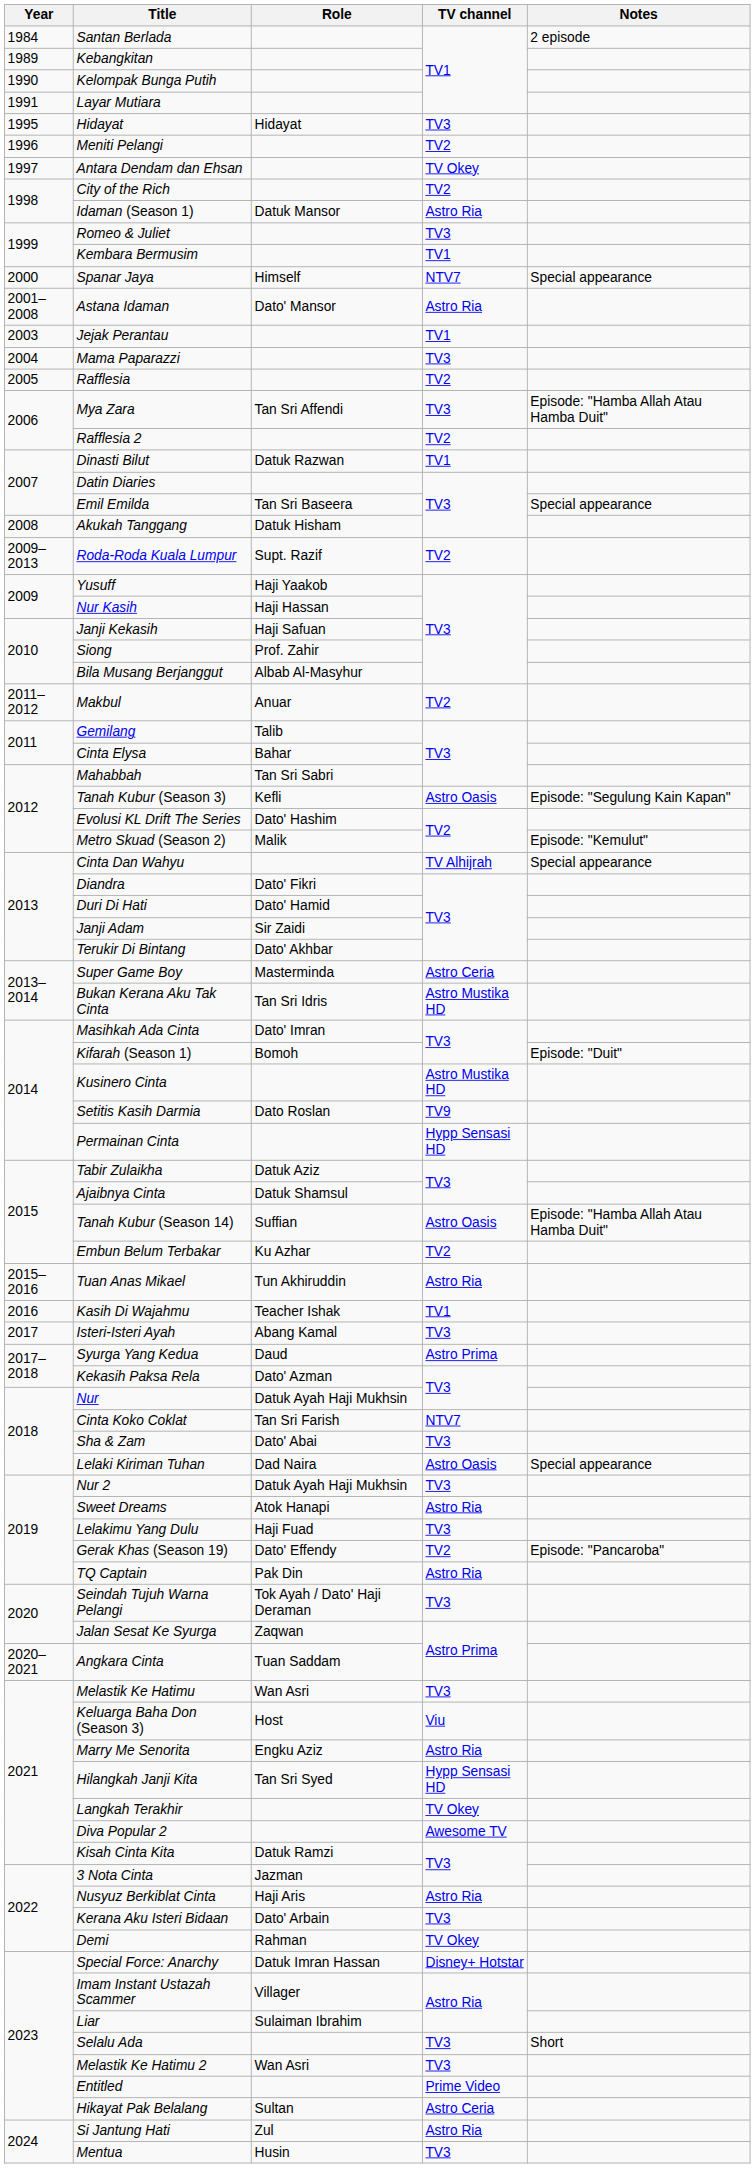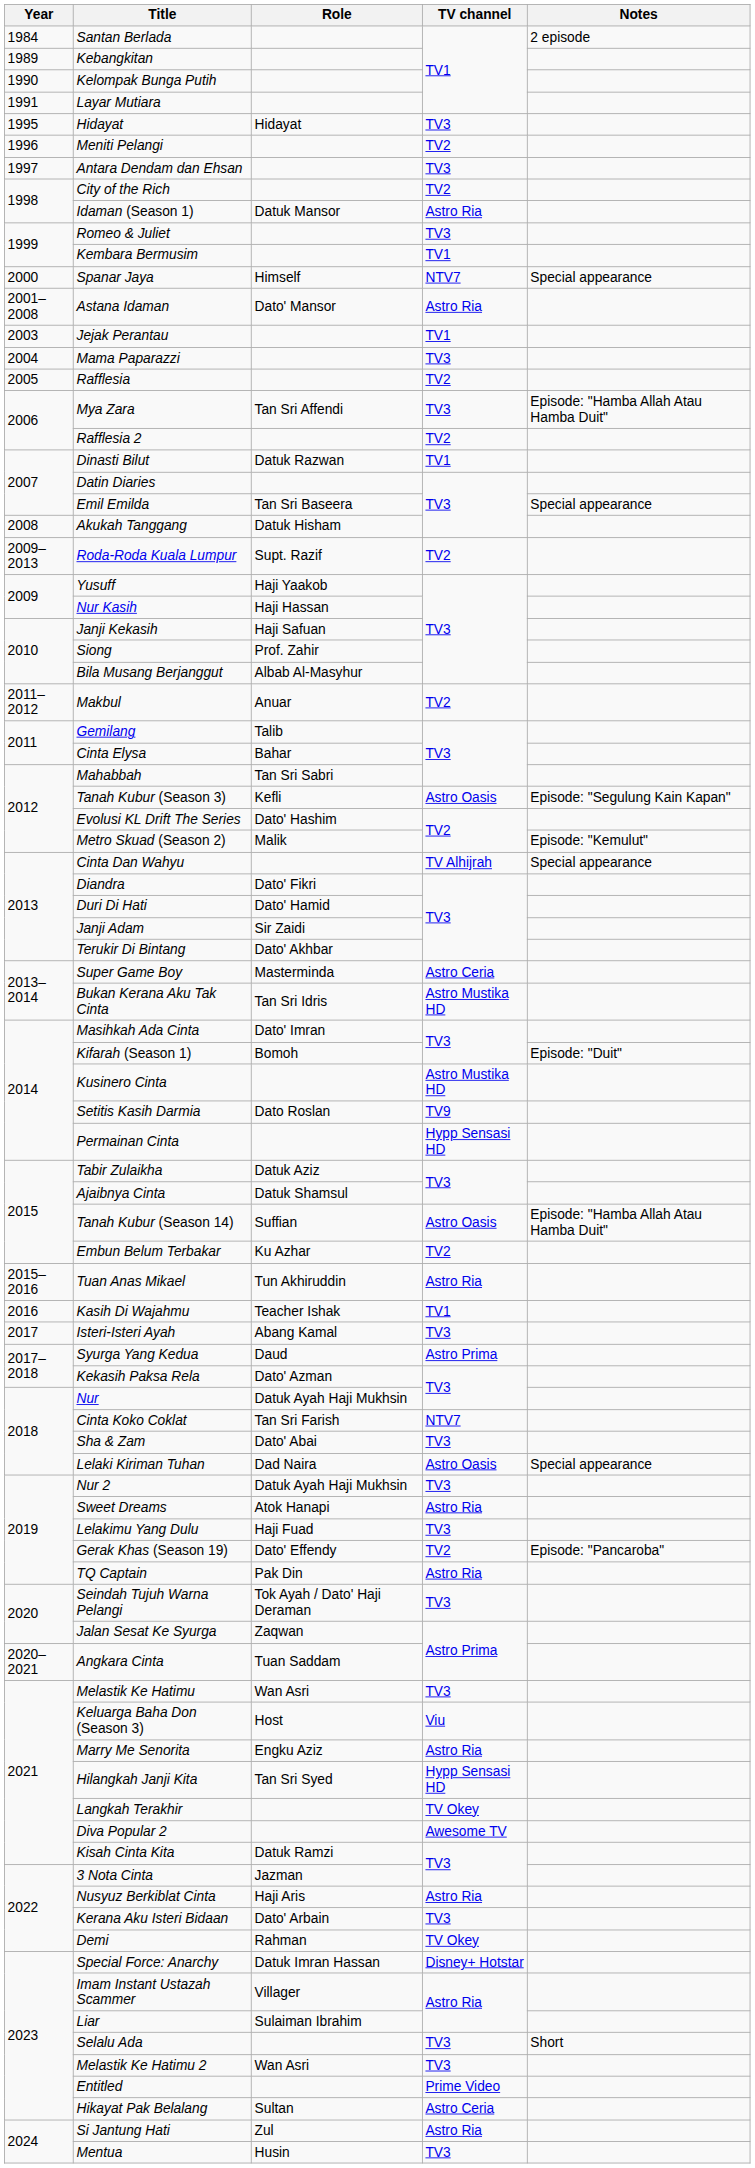(452, 168) TV Okey -> (438, 168) TV3
